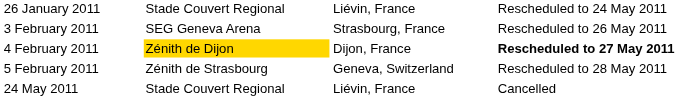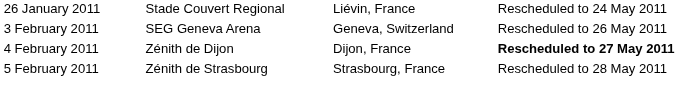(389, 28) Strasbourg, France -> (393, 28) Geneva, Switzerland
(190, 48) gold background -> (190, 48) no background
(393, 68) Geneva, Switzerland -> (389, 68) Strasbourg, France
- row: (41, 88)
